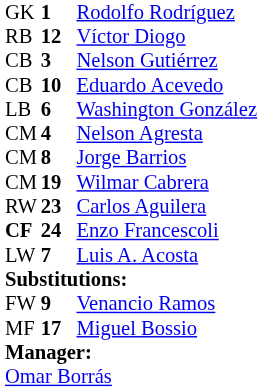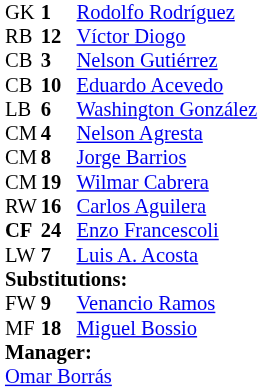(51, 206) 23 -> (51, 206) 16
(51, 327) 17 -> (51, 327) 18
